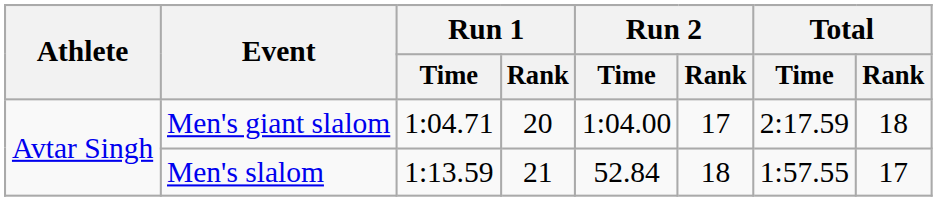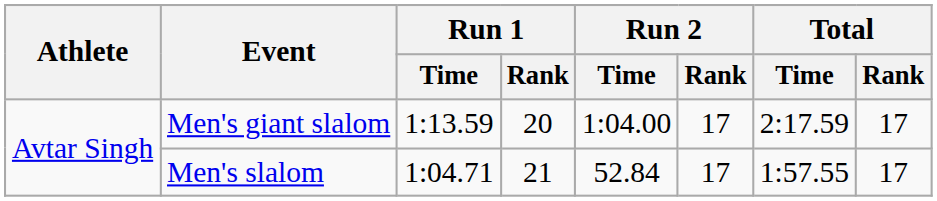(449, 123) 1:04.71 -> (449, 123) 1:13.59
(893, 123) 18 -> (893, 123) 17
(449, 172) 1:13.59 -> (449, 172) 1:04.71
(715, 172) 18 -> (715, 172) 17
